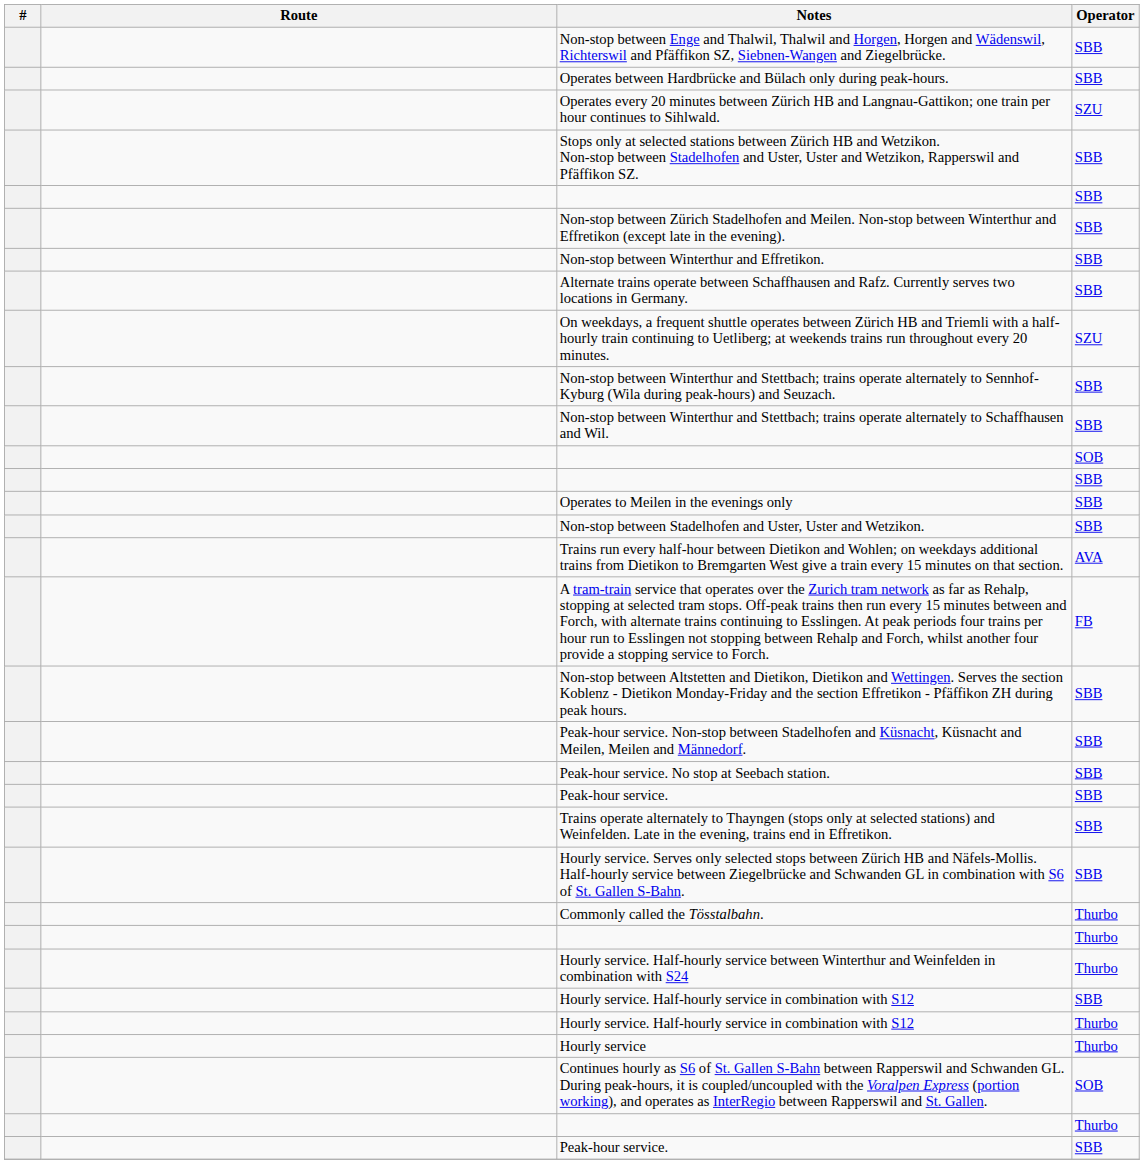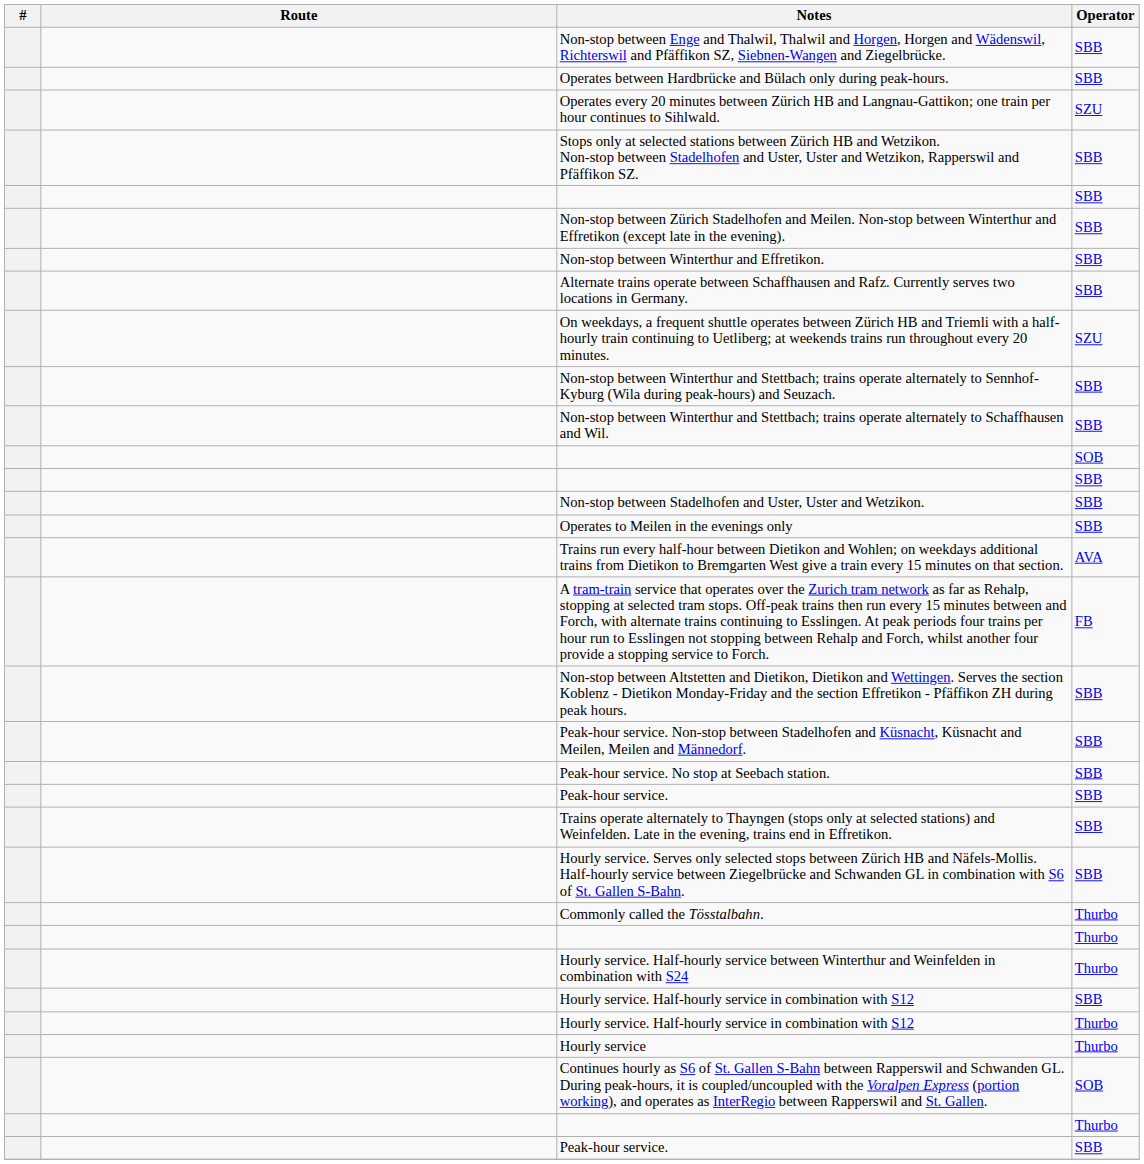rows swapped: (742, 526) <-> (676, 503)
